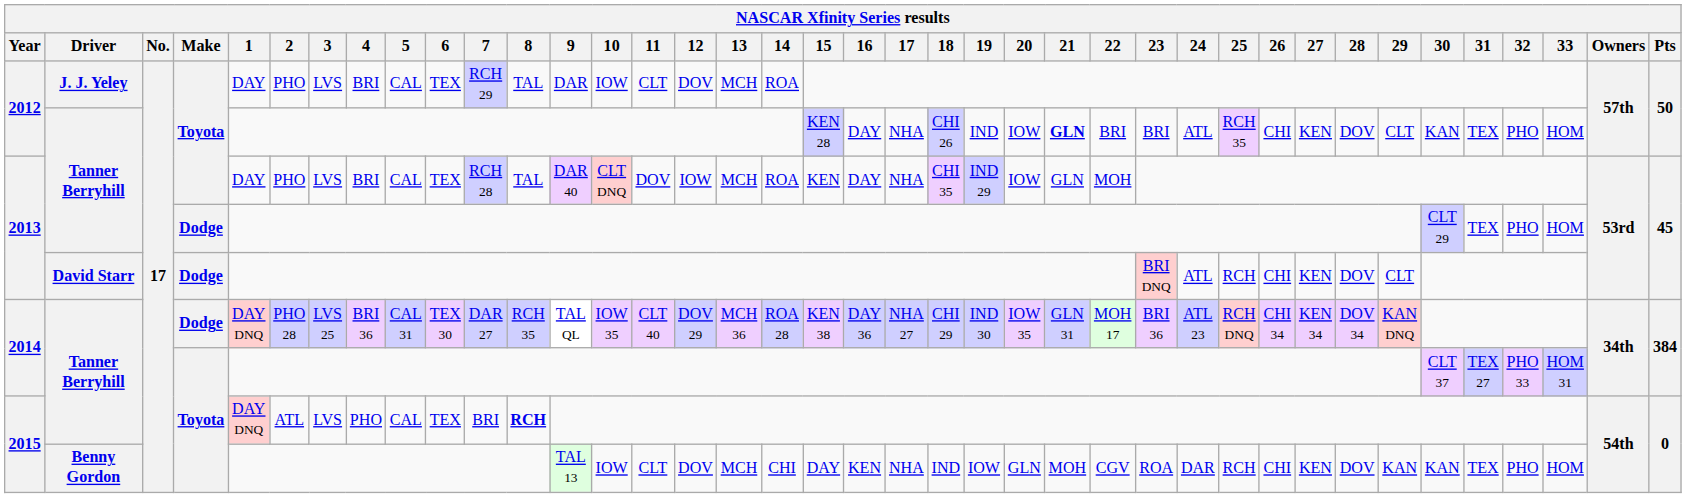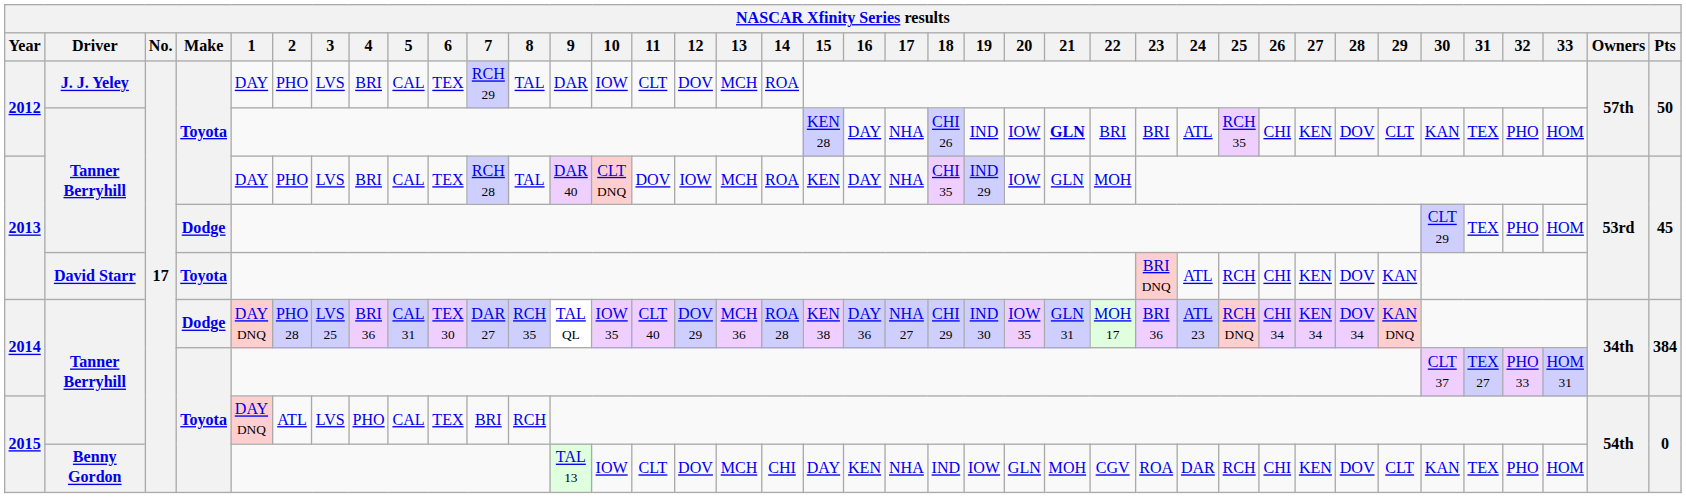(201, 275) Dodge -> (204, 275) Toyota
(1400, 275) CLT -> (1400, 275) KAN
(528, 419) bold -> (530, 419) normal
(1400, 467) KAN -> (1400, 467) CLT
